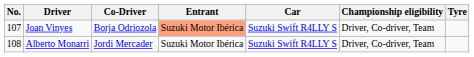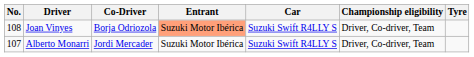(14, 27) 107 -> (14, 27) 108
(14, 43) 108 -> (14, 43) 107
